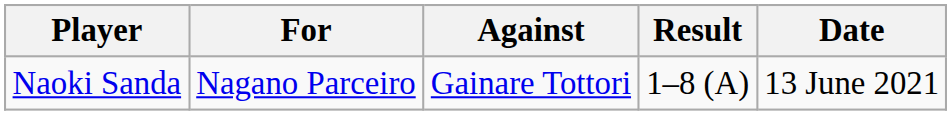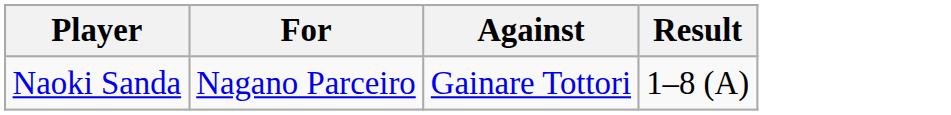- column: (852, 30)
